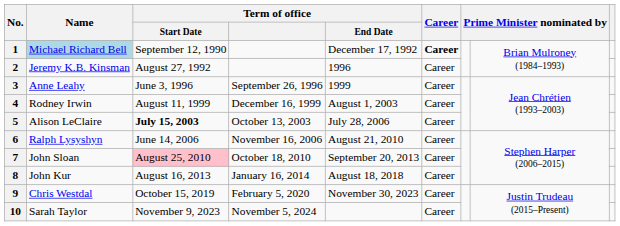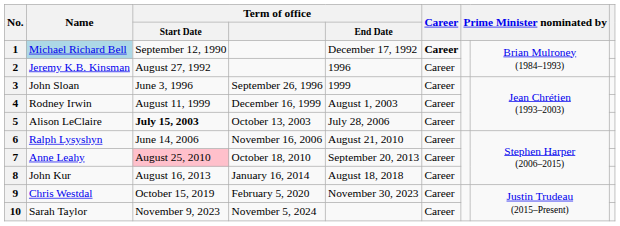(57, 85) Anne Leahy -> (54, 85) John Sloan
(54, 157) John Sloan -> (57, 157) Anne Leahy
